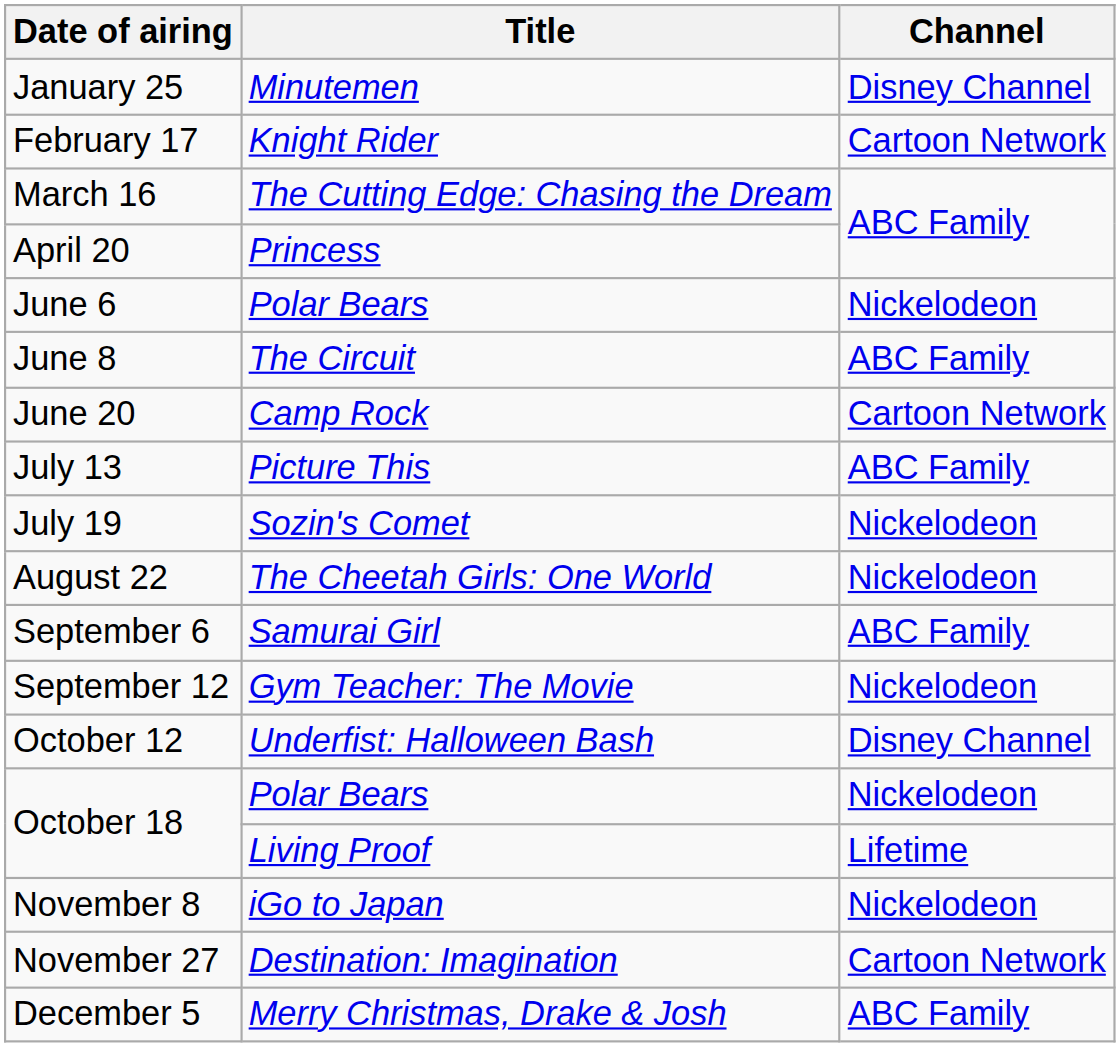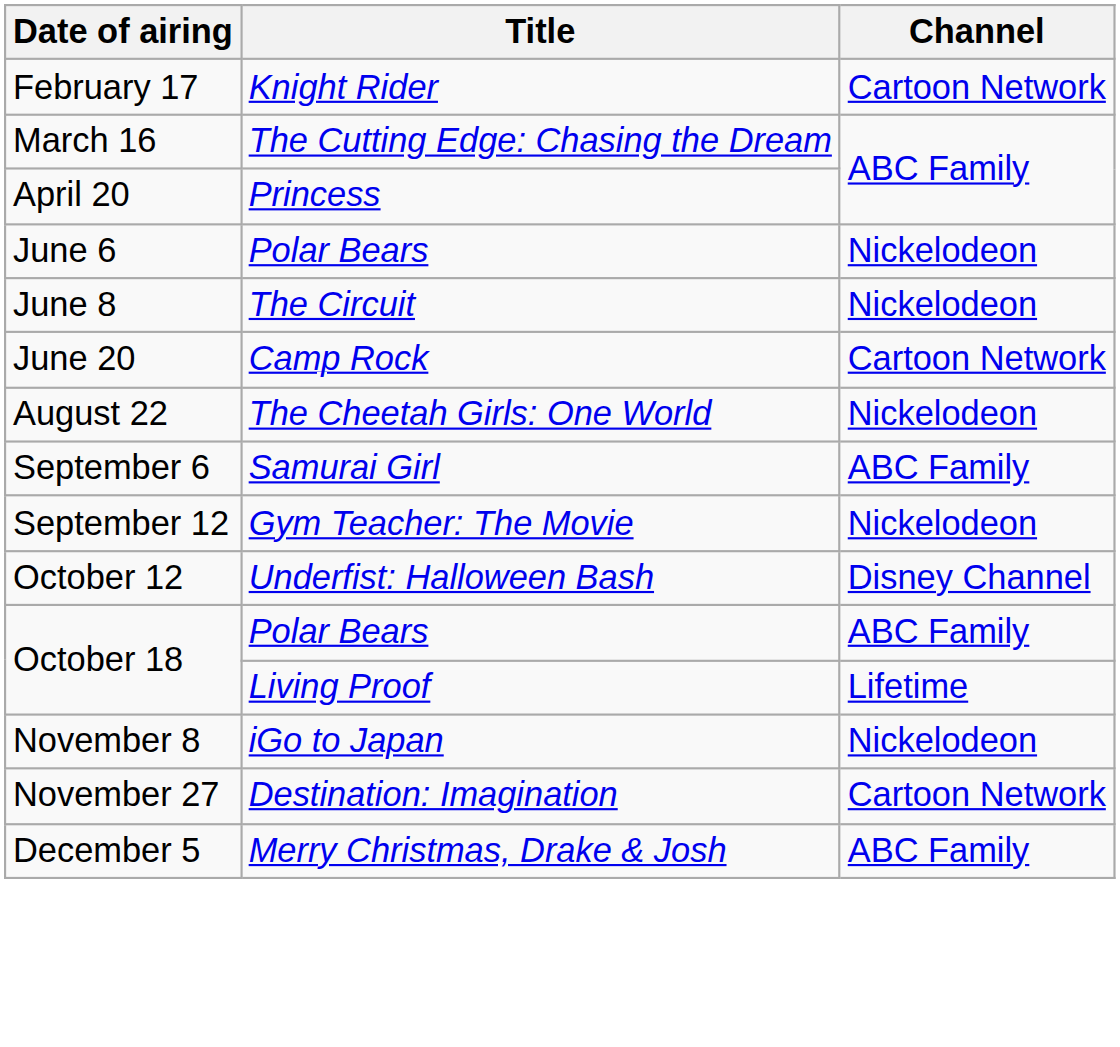- row: (98, 86)
(939, 359) ABC Family -> (942, 304) Nickelodeon
- row: (68, 468)
- row: (68, 522)
(942, 795) Nickelodeon -> (939, 631) ABC Family
